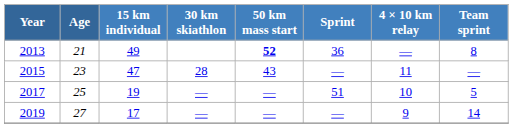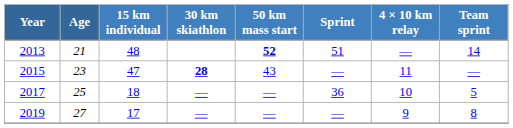(133, 50) 49 -> (133, 50) 48
(338, 50) 36 -> (338, 50) 51
(474, 50) 8 -> (474, 50) 14
(201, 71) normal -> (201, 71) bold
(133, 92) 19 -> (133, 92) 18
(338, 92) 51 -> (338, 92) 36
(474, 113) 14 -> (474, 113) 8
